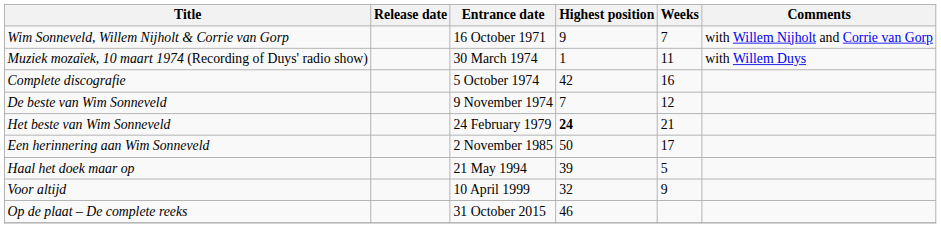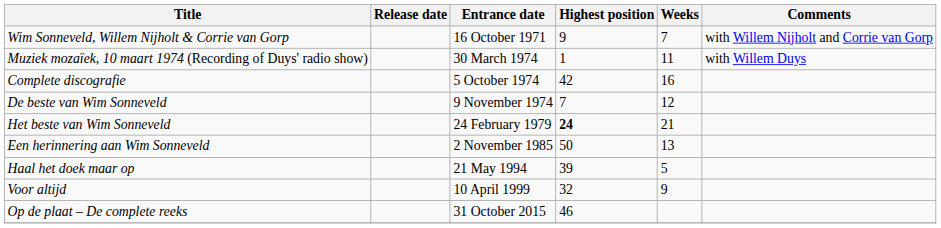(668, 146) 17 -> (668, 146) 13
